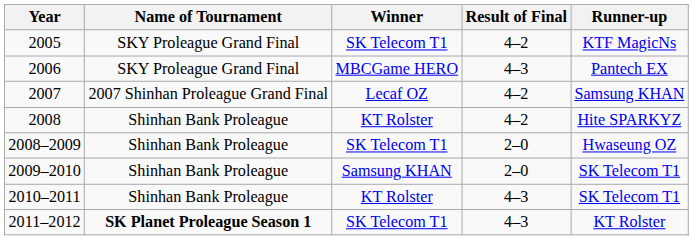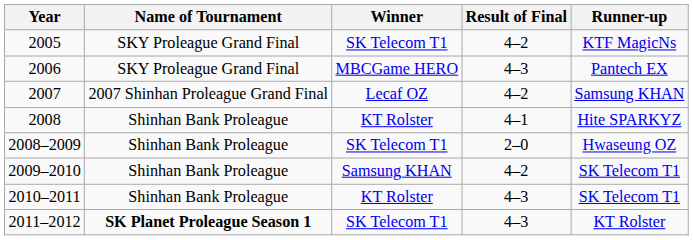(516, 119) 4–2 -> (516, 119) 4–1
(516, 171) 2–0 -> (516, 171) 4–2
